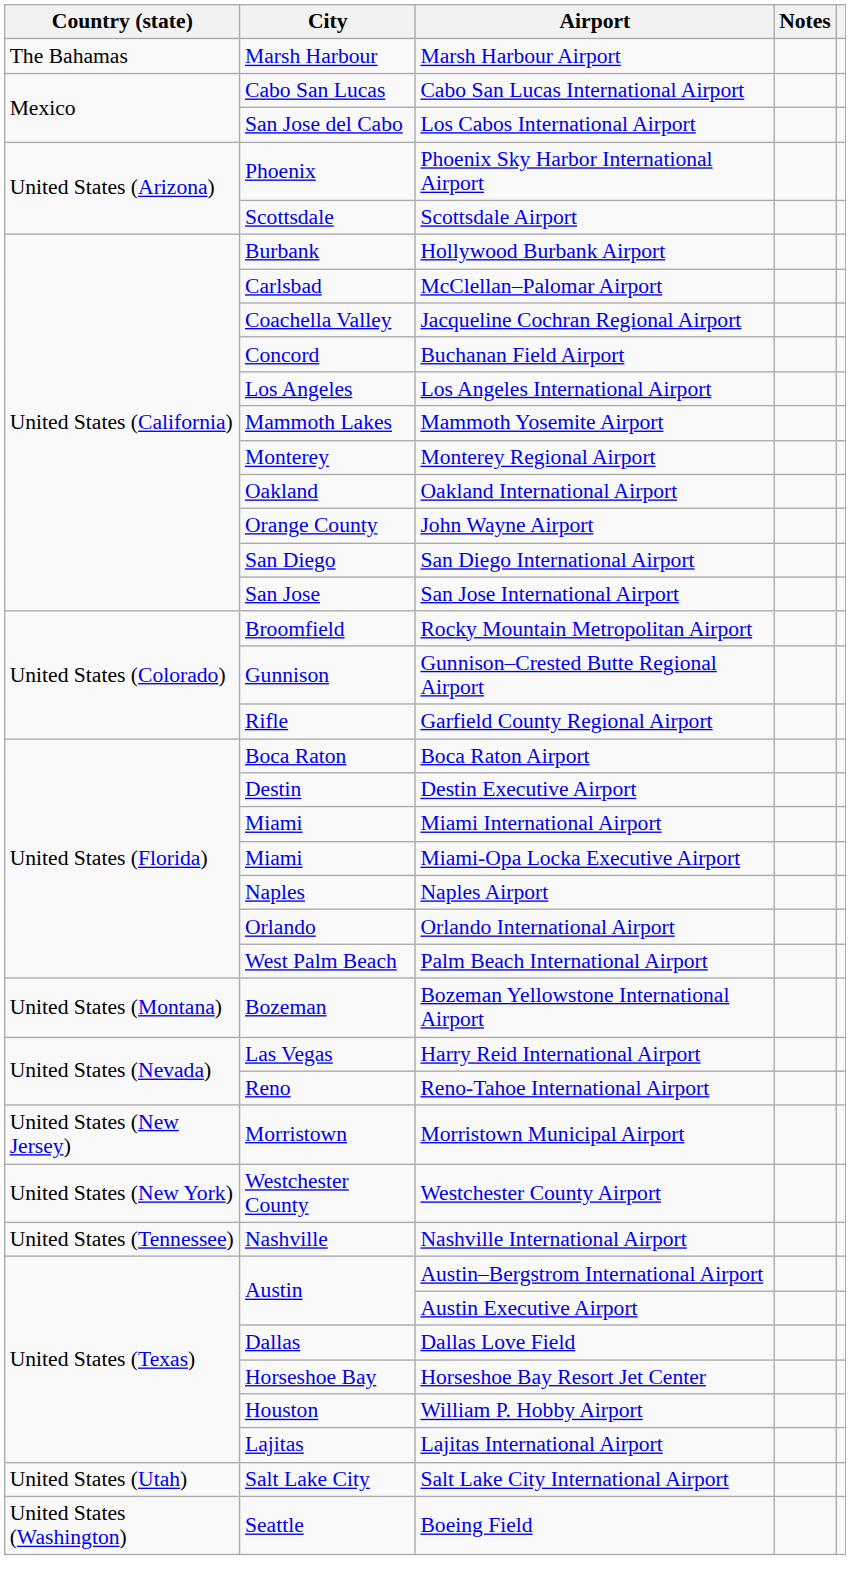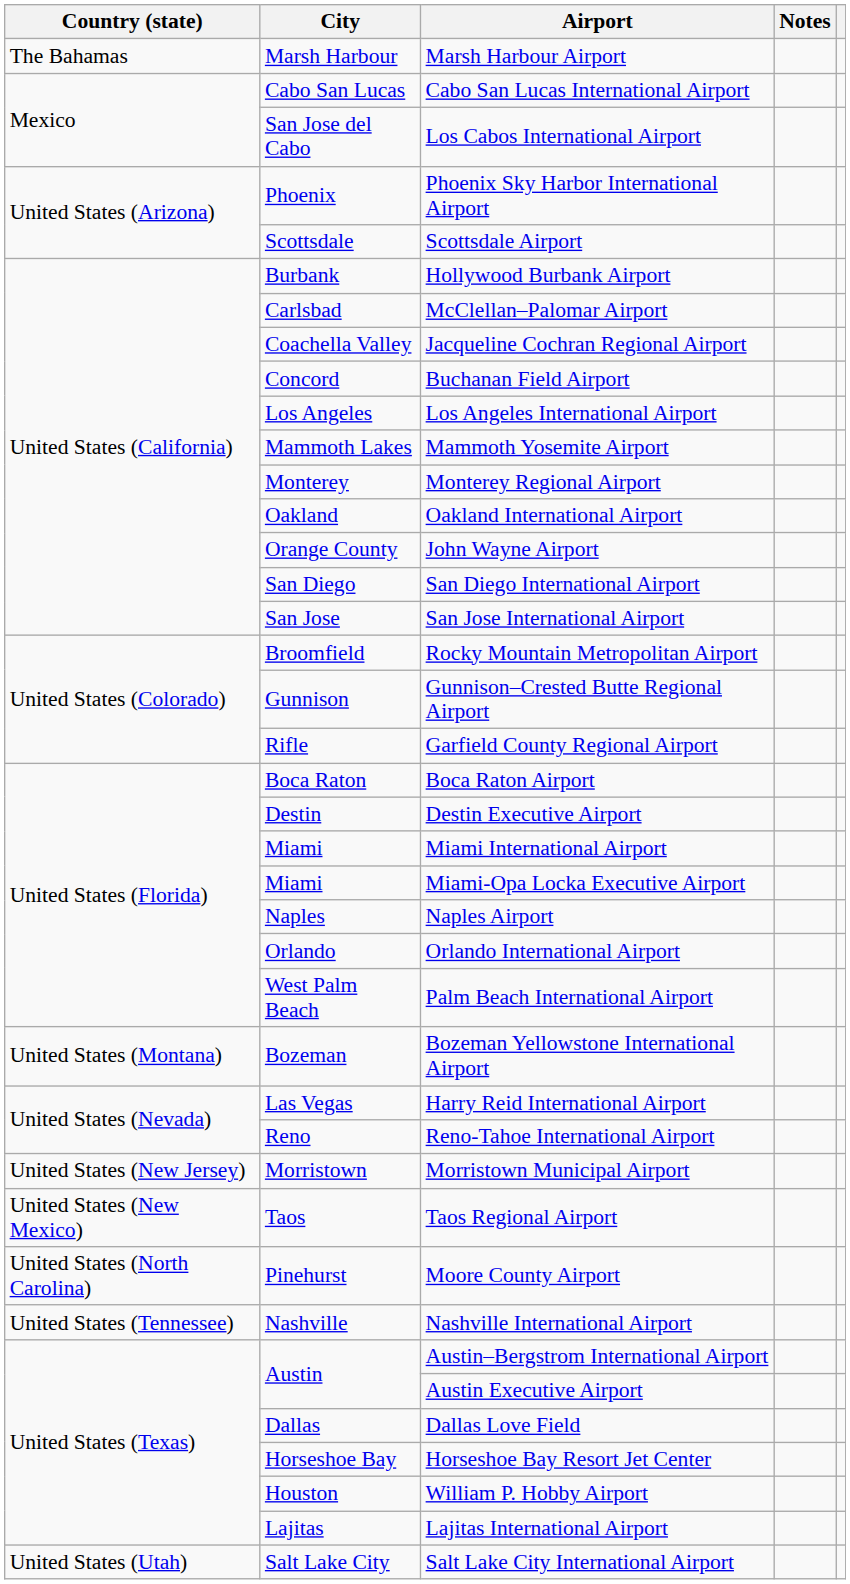+ row: (521, 1217)
- row: (541, 1192)
+ row: (523, 1275)
- row: (477, 1525)
